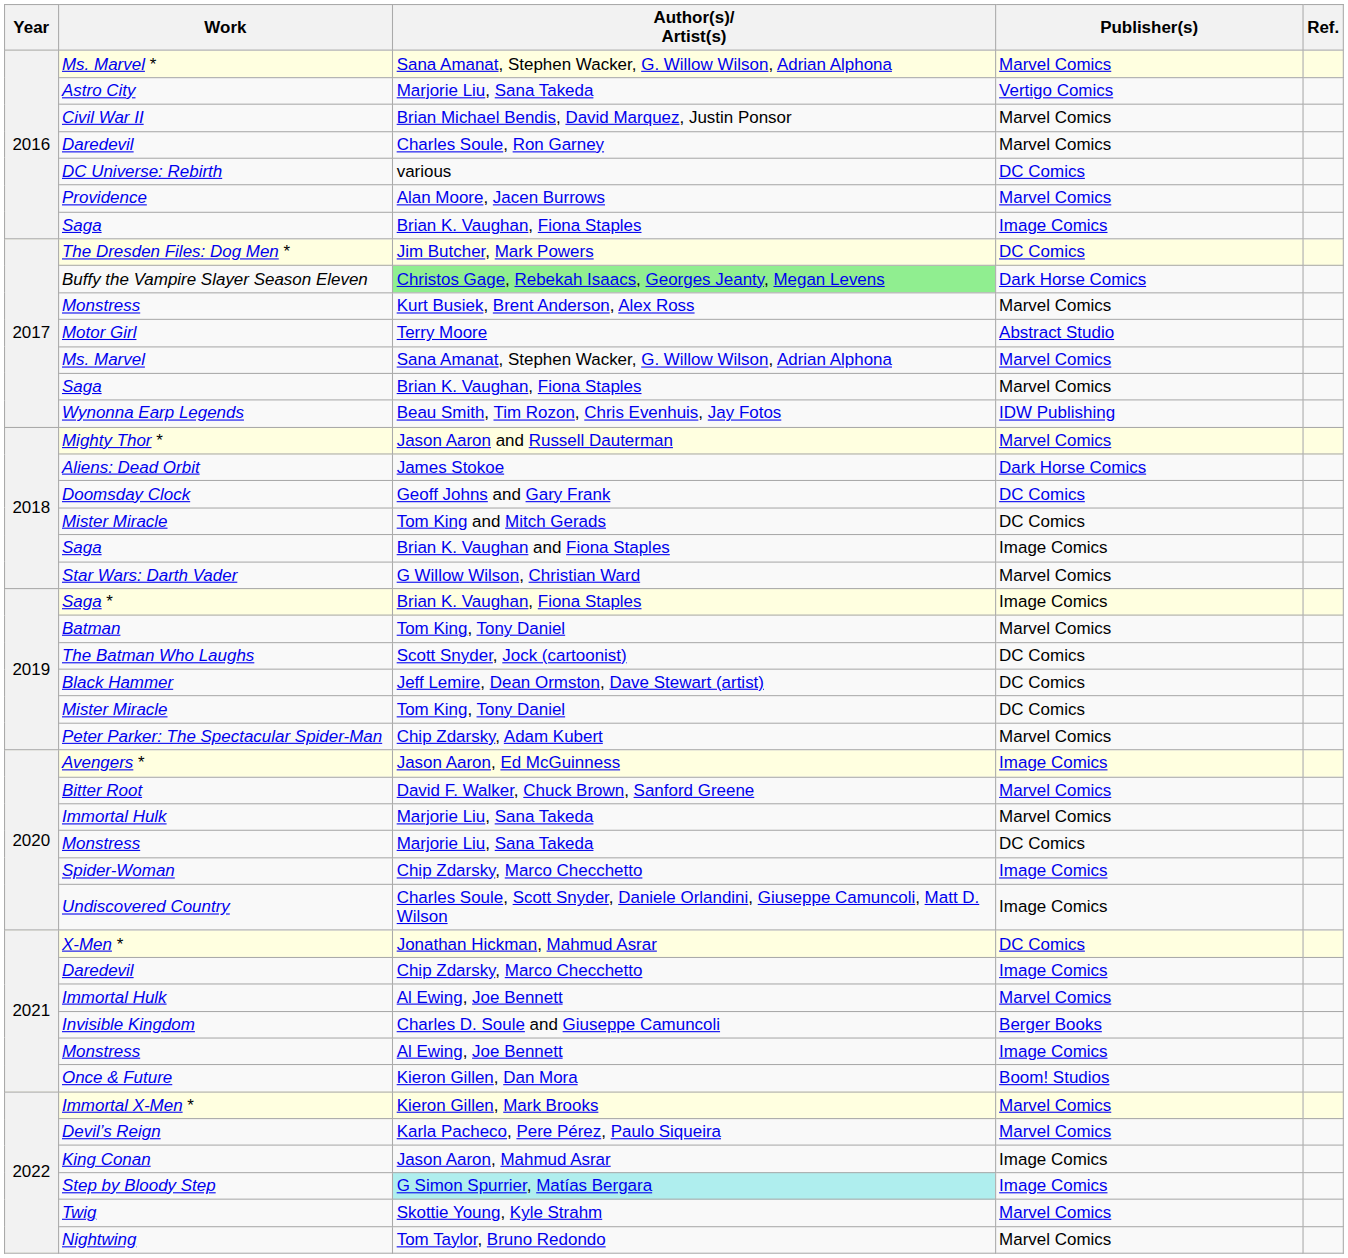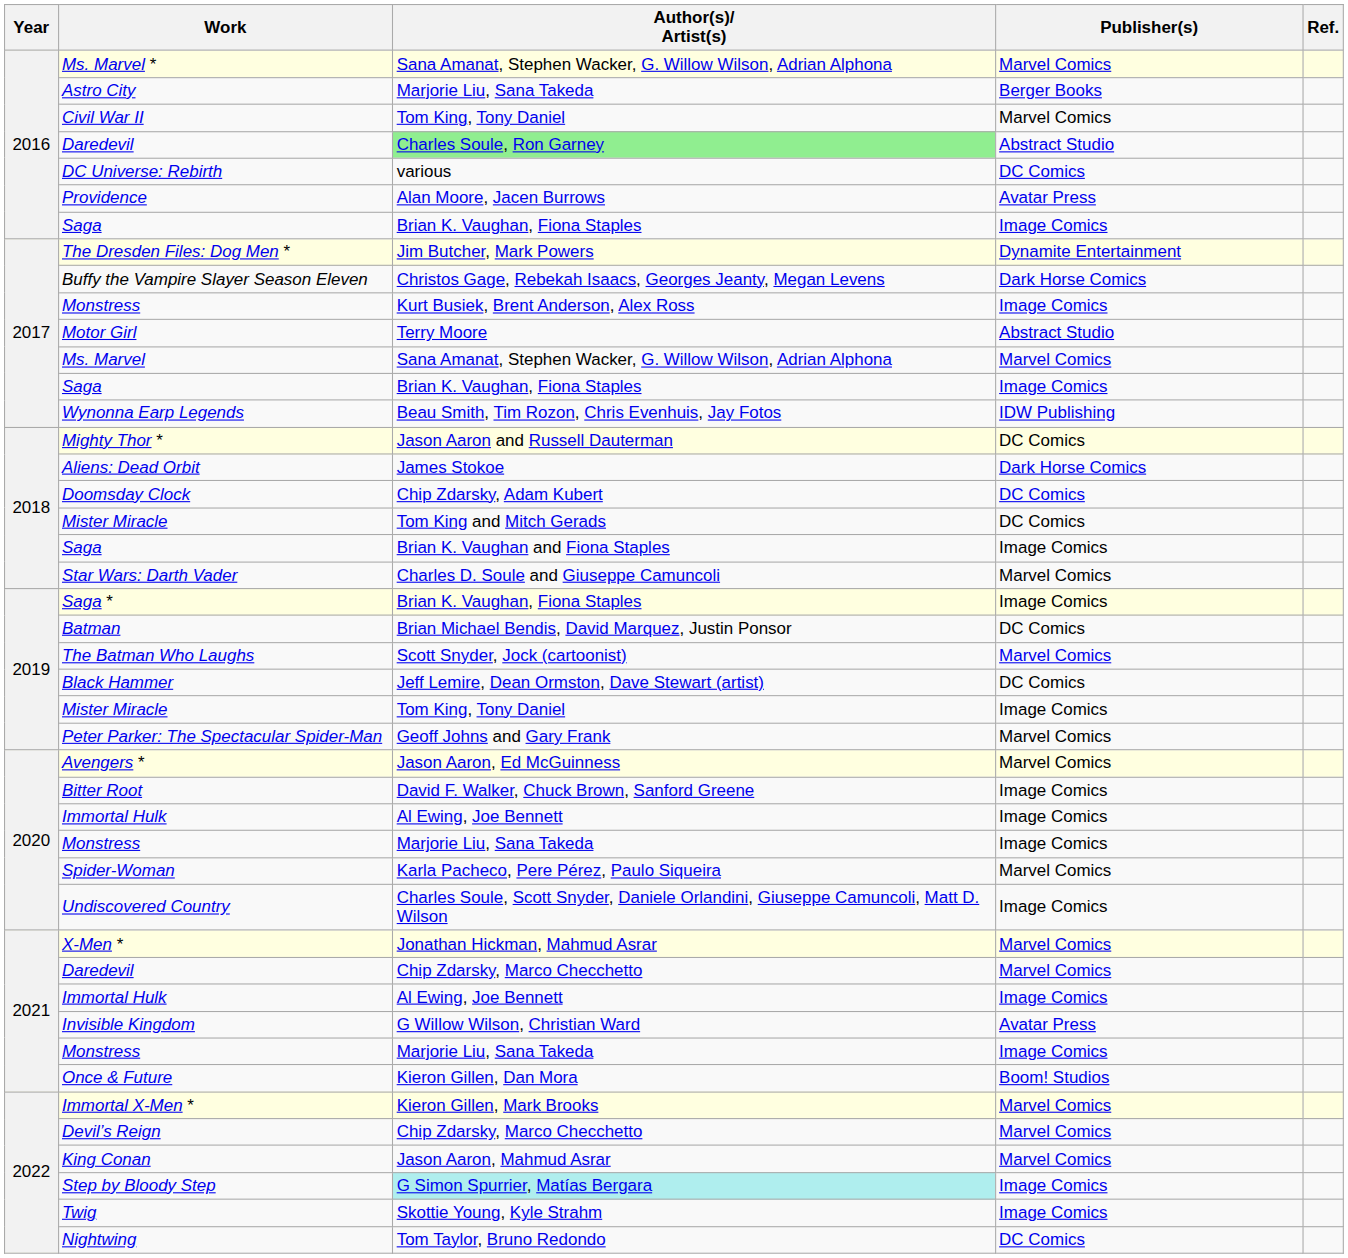(1056, 90) Vertigo Comics -> (1051, 90) Berger Books
(594, 117) Brian Michael Bendis, David Marquez, Justin Ponsor -> (481, 117) Tom King, Tony Daniel
(500, 144) no background -> (500, 144) lightgreen background
(1055, 144) Marvel Comics -> (1057, 144) Abstract Studio
(1055, 198) Marvel Comics -> (1048, 198) Avatar Press
(1042, 252) DC Comics -> (1090, 252) Dynamite Entertainment
(641, 279) lightgreen background -> (641, 279) no background
(1055, 306) Marvel Comics -> (1053, 306) Image Comics
(1055, 386) Marvel Comics -> (1053, 386) Image Comics
(1055, 440) Marvel Comics -> (1042, 440) DC Comics
(504, 494) Geoff Johns and Gary Frank -> (500, 494) Chip Zdarsky, Adam Kubert
(518, 574) G Willow Wilson, Christian Ward -> (558, 574) Charles D. Soule and Giuseppe Camuncoli
(481, 628) Tom King, Tony Daniel -> (594, 628) Brian Michael Bendis, David Marquez, Justin Ponsor
(1055, 628) Marvel Comics -> (1042, 628) DC Comics
(1042, 655) DC Comics -> (1055, 655) Marvel Comics
(1042, 709) DC Comics -> (1053, 709) Image Comics
(500, 736) Chip Zdarsky, Adam Kubert -> (504, 736) Geoff Johns and Gary Frank
(1053, 763) Image Comics -> (1055, 763) Marvel Comics
(1055, 790) Marvel Comics -> (1053, 790) Image Comics
(495, 817) Marjorie Liu, Sana Takeda -> (480, 817) Al Ewing, Joe Bennett
(1055, 817) Marvel Comics -> (1053, 817) Image Comics
(1042, 843) DC Comics -> (1053, 843) Image Comics
(520, 870) Chip Zdarsky, Marco Checchetto -> (559, 870) Karla Pacheco, Pere Pérez, Paulo Siqueira
(1053, 870) Image Comics -> (1055, 870) Marvel Comics
(1042, 943) DC Comics -> (1055, 943) Marvel Comics
(1053, 970) Image Comics -> (1055, 970) Marvel Comics
(1055, 997) Marvel Comics -> (1053, 997) Image Comics
(558, 1024) Charles D. Soule and Giuseppe Camuncoli -> (518, 1024) G Willow Wilson, Christian Ward
(1051, 1024) Berger Books -> (1048, 1024) Avatar Press
(480, 1051) Al Ewing, Joe Bennett -> (495, 1051) Marjorie Liu, Sana Takeda
(559, 1132) Karla Pacheco, Pere Pérez, Paulo Siqueira -> (520, 1132) Chip Zdarsky, Marco Checchetto
(1053, 1158) Image Comics -> (1055, 1158) Marvel Comics
(1055, 1212) Marvel Comics -> (1053, 1212) Image Comics
(1055, 1239) Marvel Comics -> (1042, 1239) DC Comics
